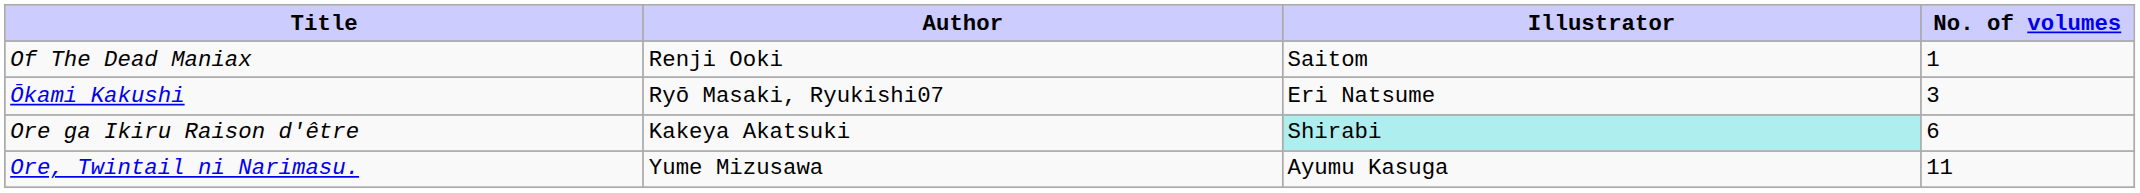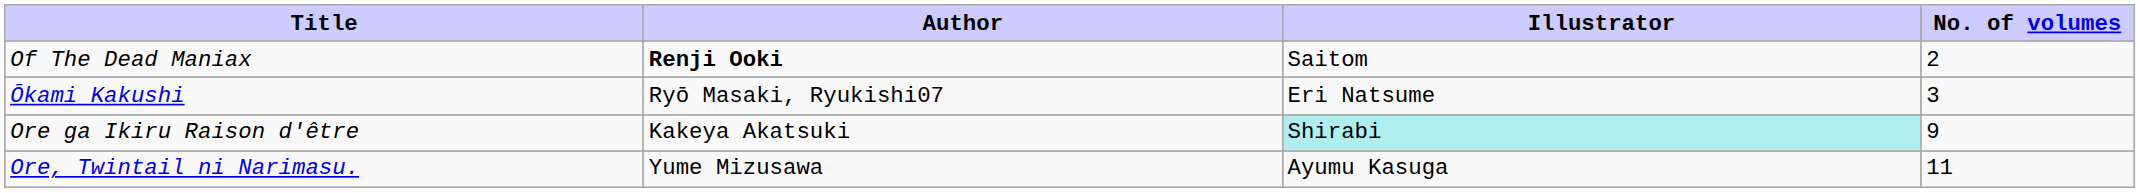(716, 60) normal -> (716, 60) bold
(1933, 60) 1 -> (1933, 60) 2
(1933, 132) 6 -> (1933, 132) 9
